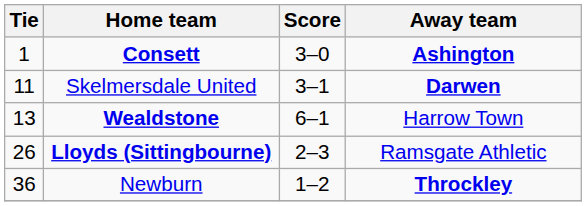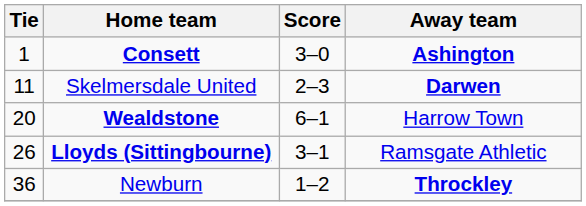(312, 86) 3–1 -> (312, 86) 2–3
(24, 119) 13 -> (24, 119) 20
(312, 151) 2–3 -> (312, 151) 3–1
